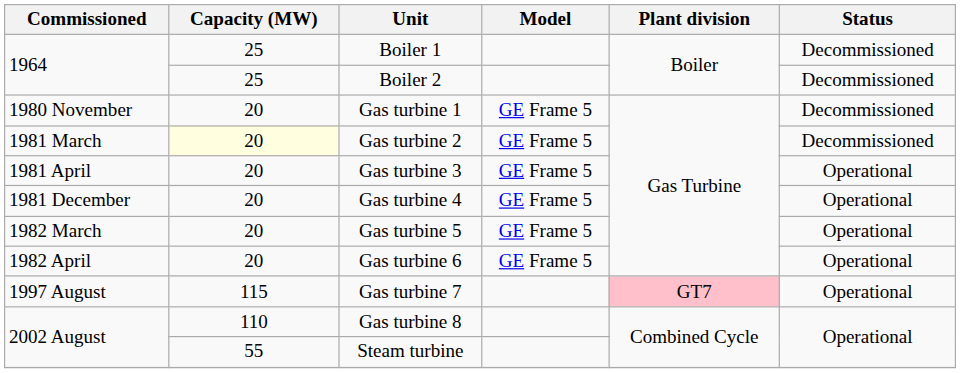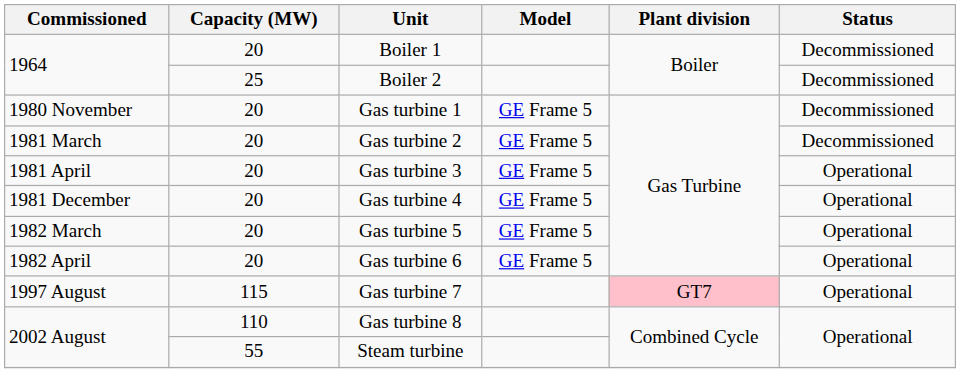(254, 49) 25 -> (254, 49) 20
(254, 140) lightyellow background -> (254, 140) no background
